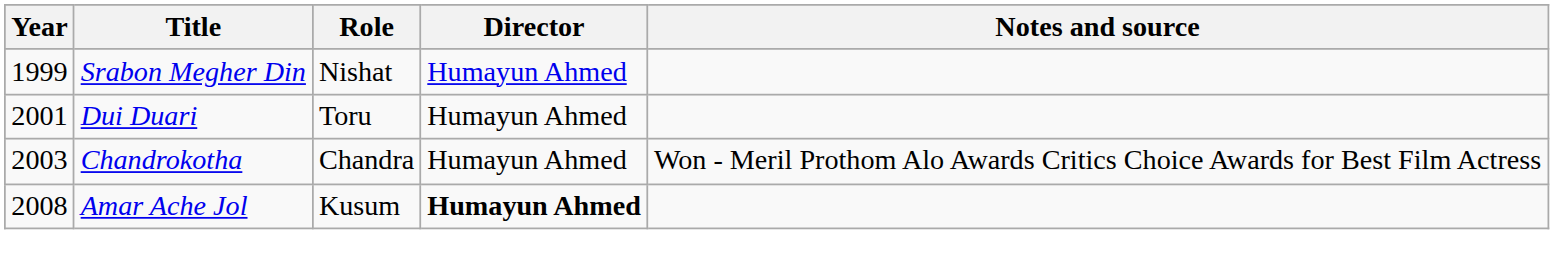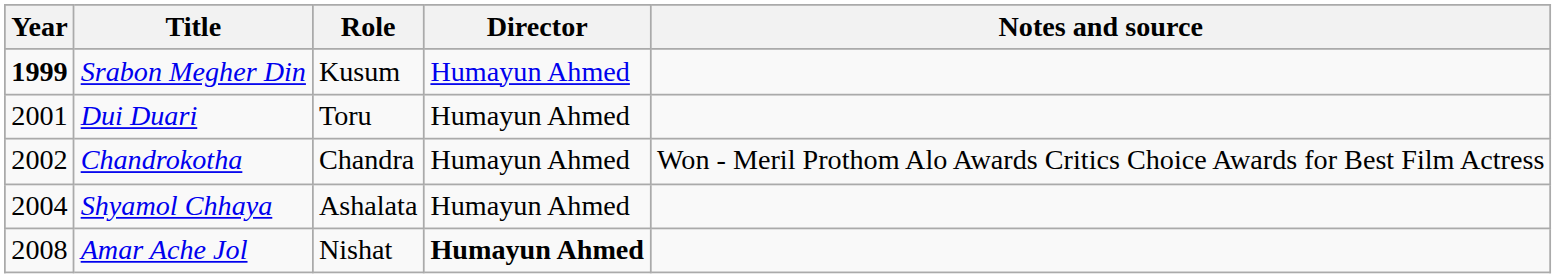(40, 71) normal -> (40, 71) bold
(356, 71) Nishat -> (360, 71) Kusum
(40, 160) 2003 -> (40, 160) 2002
+ row: (176, 205)
(360, 205) Kusum -> (356, 250) Nishat
